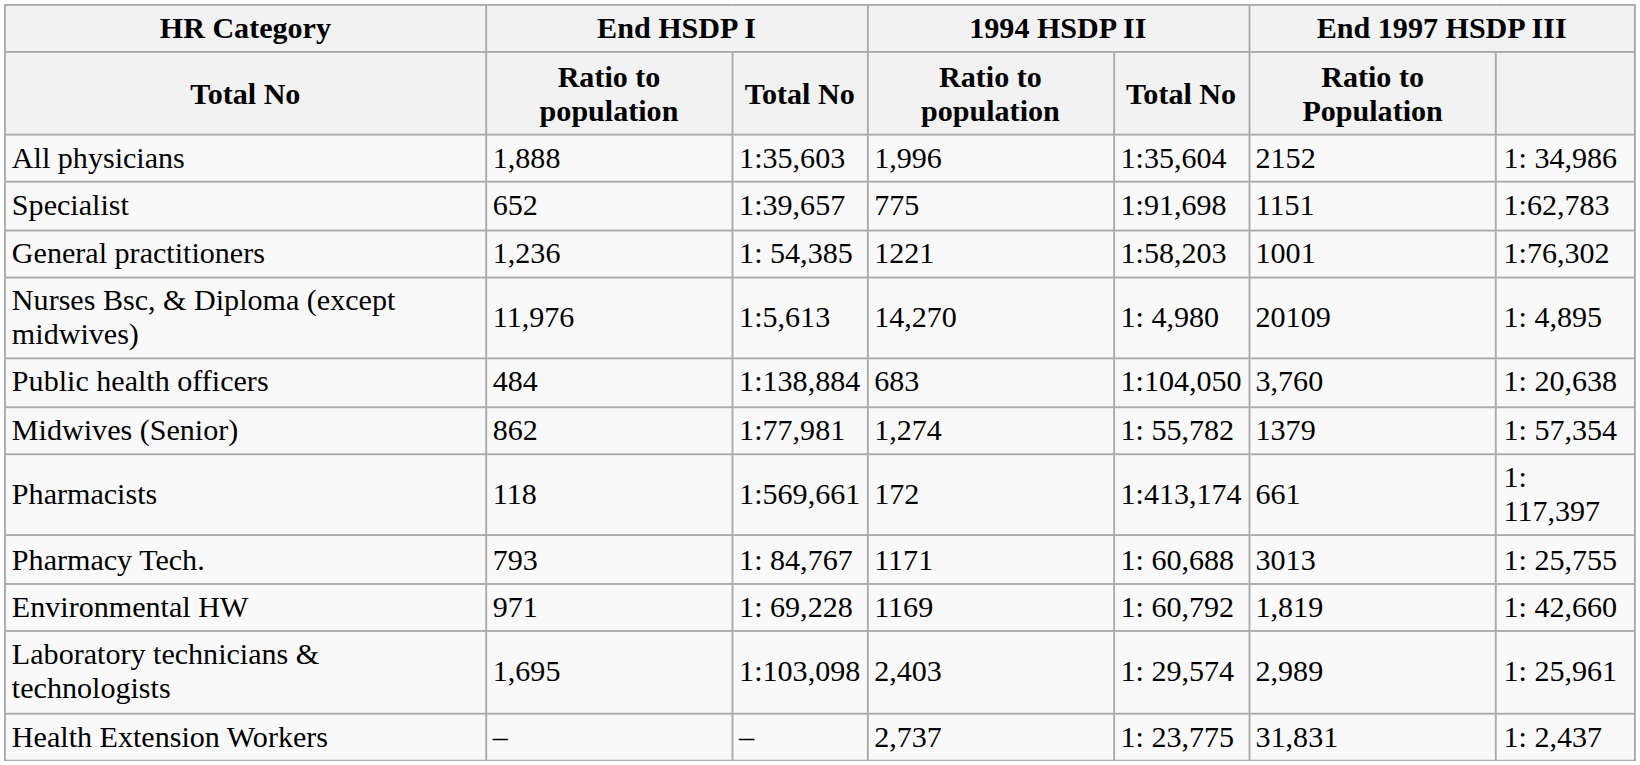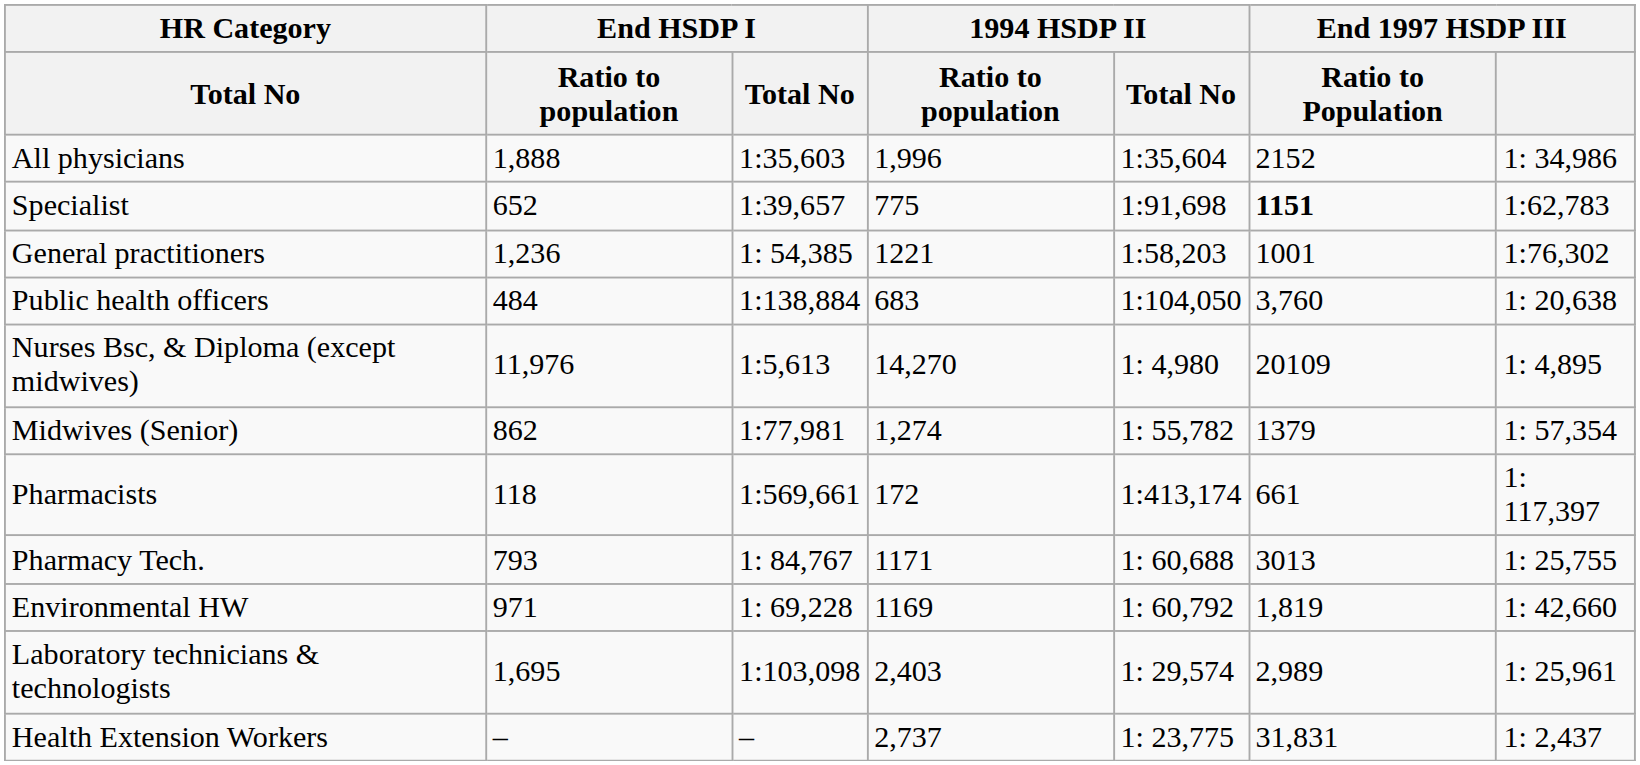(1285, 205) normal -> (1285, 205) bold
rows swapped: (140, 382) <-> (204, 317)
